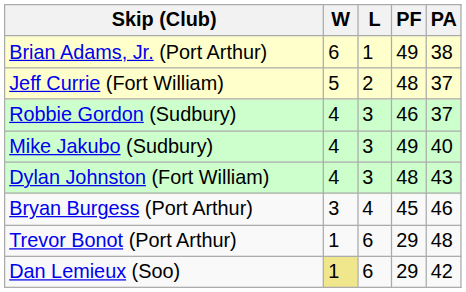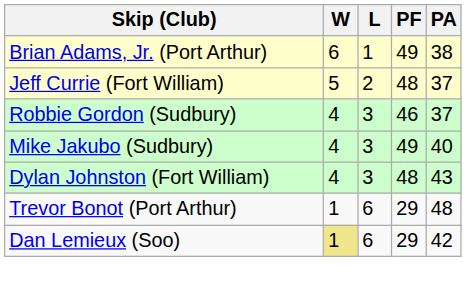- row: (131, 209)
